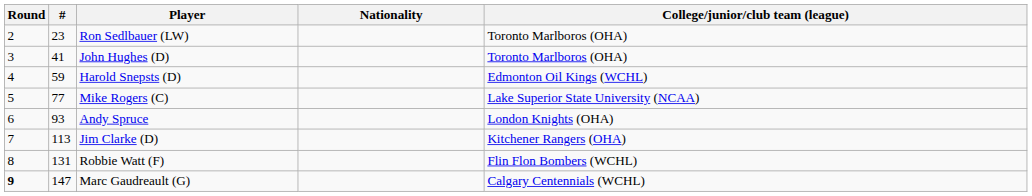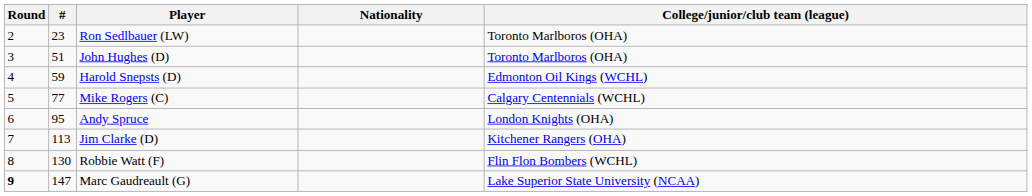(58, 56) 41 -> (58, 56) 51
(593, 98) Lake Superior State University (NCAA) -> (566, 98) Calgary Centennials (WCHL)
(58, 118) 93 -> (58, 118) 95
(61, 160) 131 -> (61, 160) 130
(566, 181) Calgary Centennials (WCHL) -> (593, 181) Lake Superior State University (NCAA)
